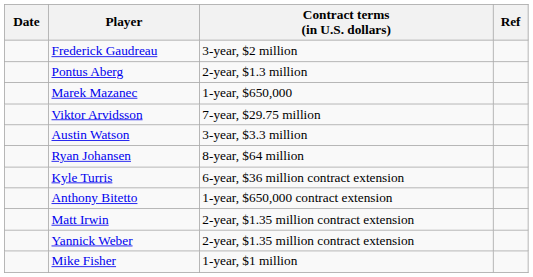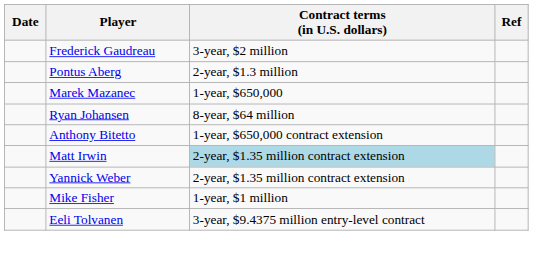- row: (97, 114)
- row: (90, 135)
- row: (82, 177)
(308, 219) no background -> (299, 156) lightblue background
+ row: (86, 219)
